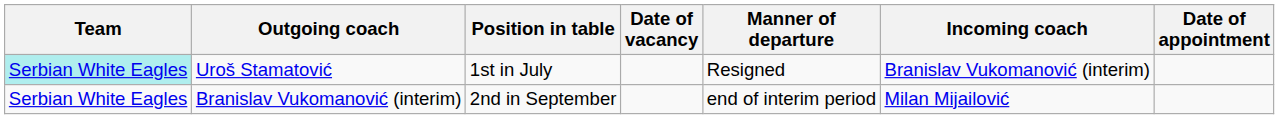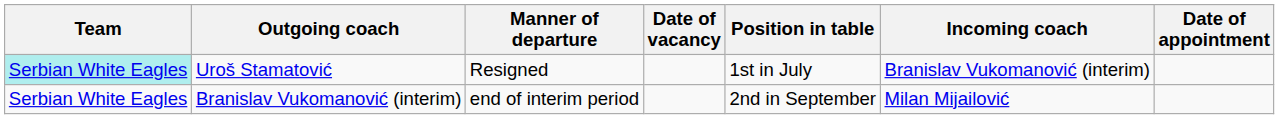columns swapped: (791, 29) <-> (543, 29)
